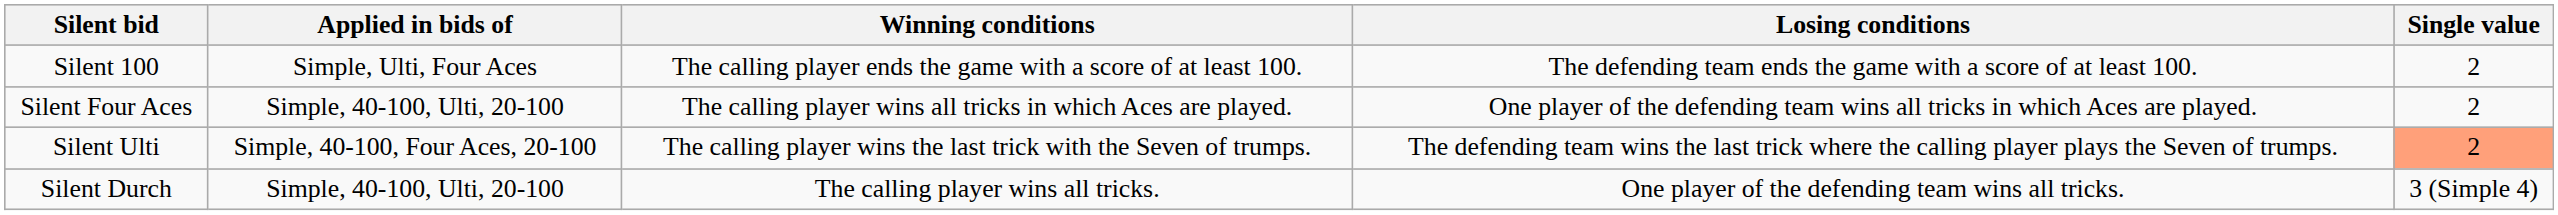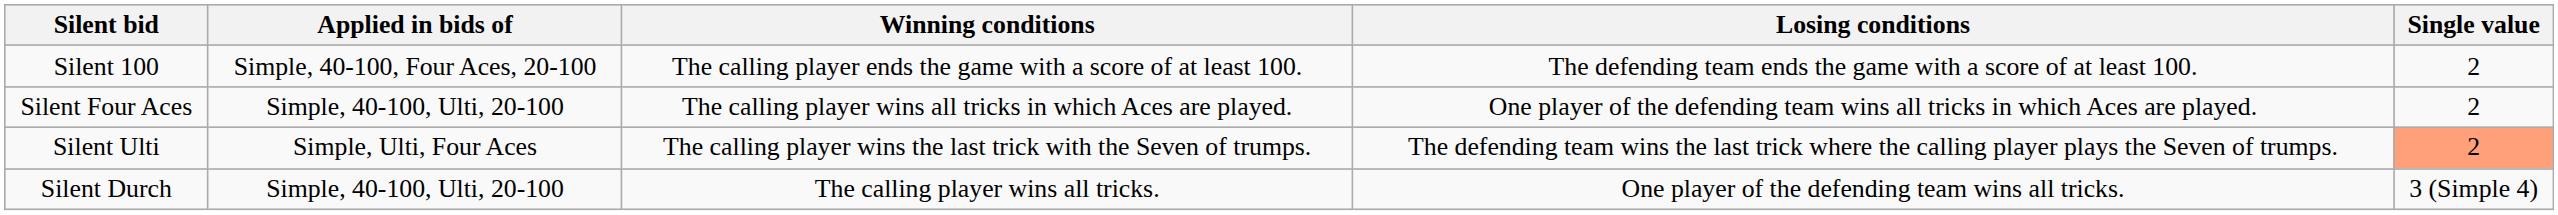(415, 65) Simple, Ulti, Four Aces -> (415, 65) Simple, 40-100, Four Aces, 20-100
(415, 147) Simple, 40-100, Four Aces, 20-100 -> (415, 147) Simple, Ulti, Four Aces
